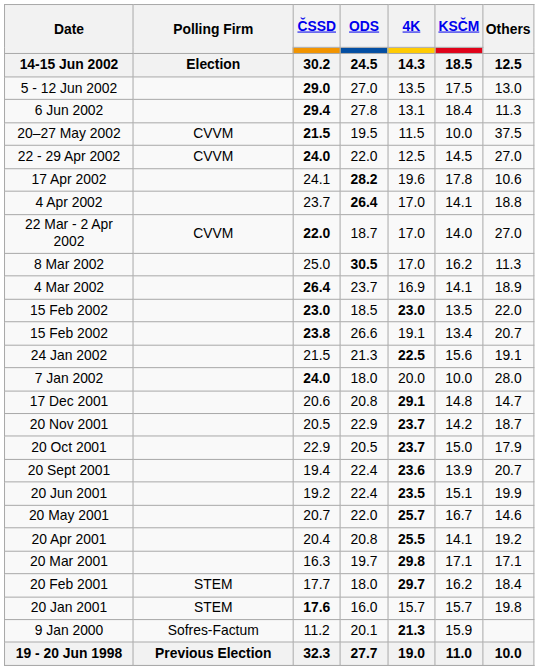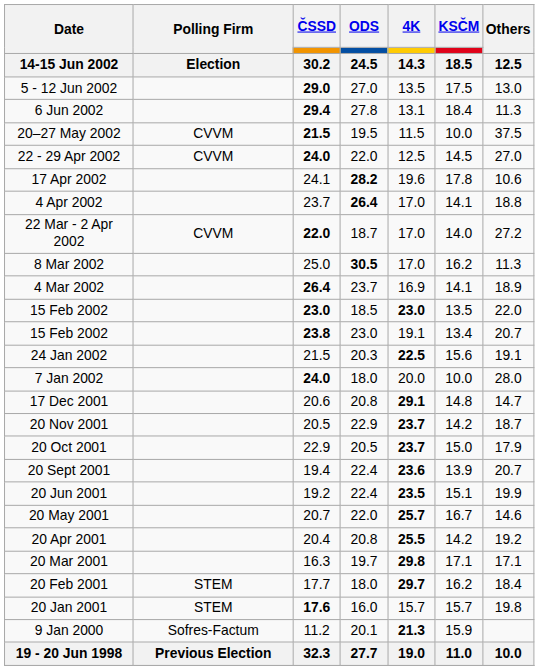(508, 233) 27.0 -> (508, 233) 27.2
(364, 333) 26.6 -> (364, 333) 23.0
(364, 355) 21.3 -> (364, 355) 20.3
(459, 538) 14.1 -> (459, 538) 14.2
